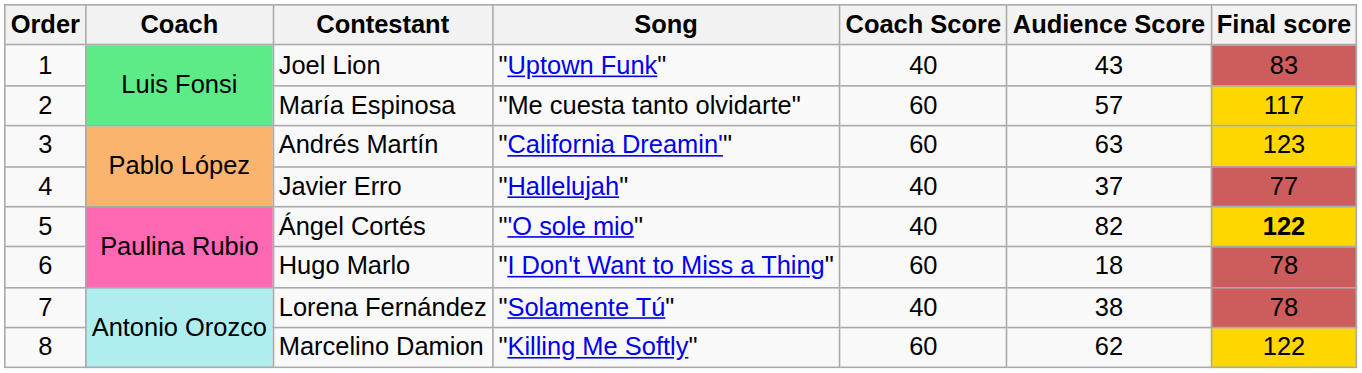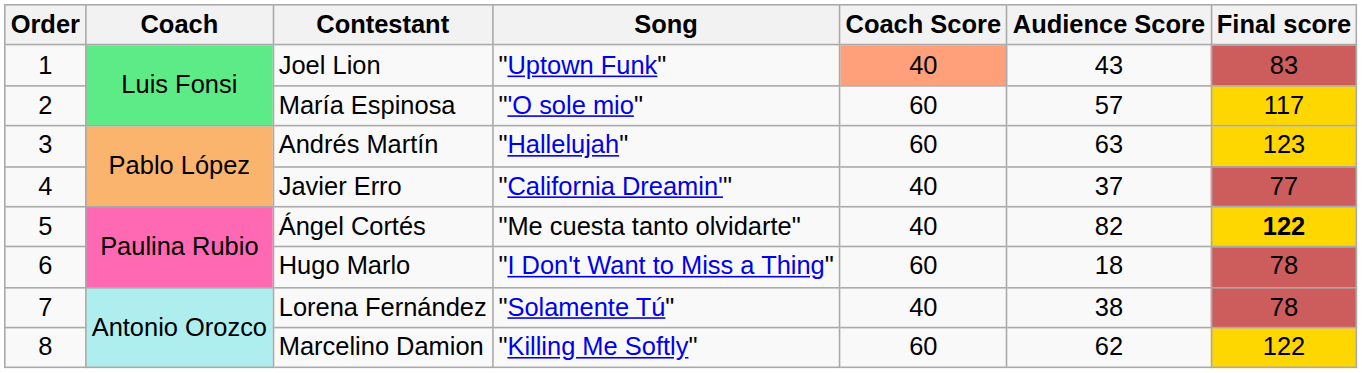(923, 65) no background -> (923, 65) lightsalmon background
(650, 105) "Me cuesta tanto olvidarte" -> (571, 105) "'O sole mio"
(615, 145) "California Dreamin'" -> (563, 145) "Hallelujah"
(563, 186) "Hallelujah" -> (615, 186) "California Dreamin'"
(571, 226) "'O sole mio" -> (650, 226) "Me cuesta tanto olvidarte"
